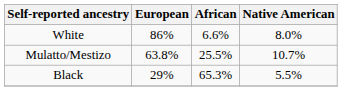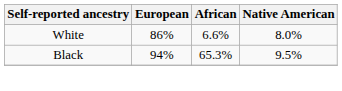- row: (68, 55)
(162, 75) 29% -> (162, 55) 94%
(289, 75) 5.5% -> (289, 55) 9.5%
